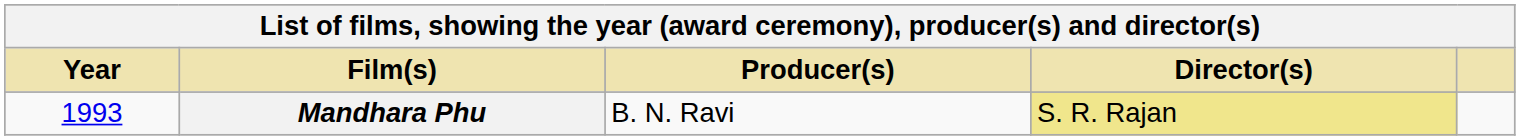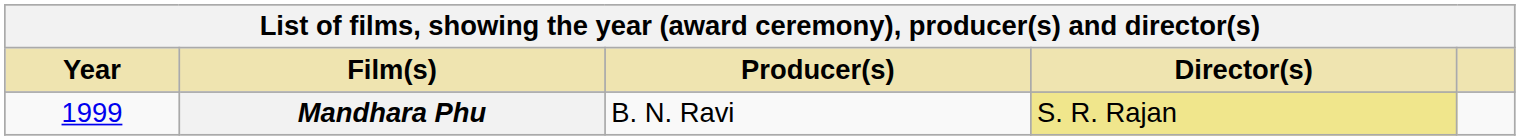(92, 112) 1993 -> (92, 112) 1999
